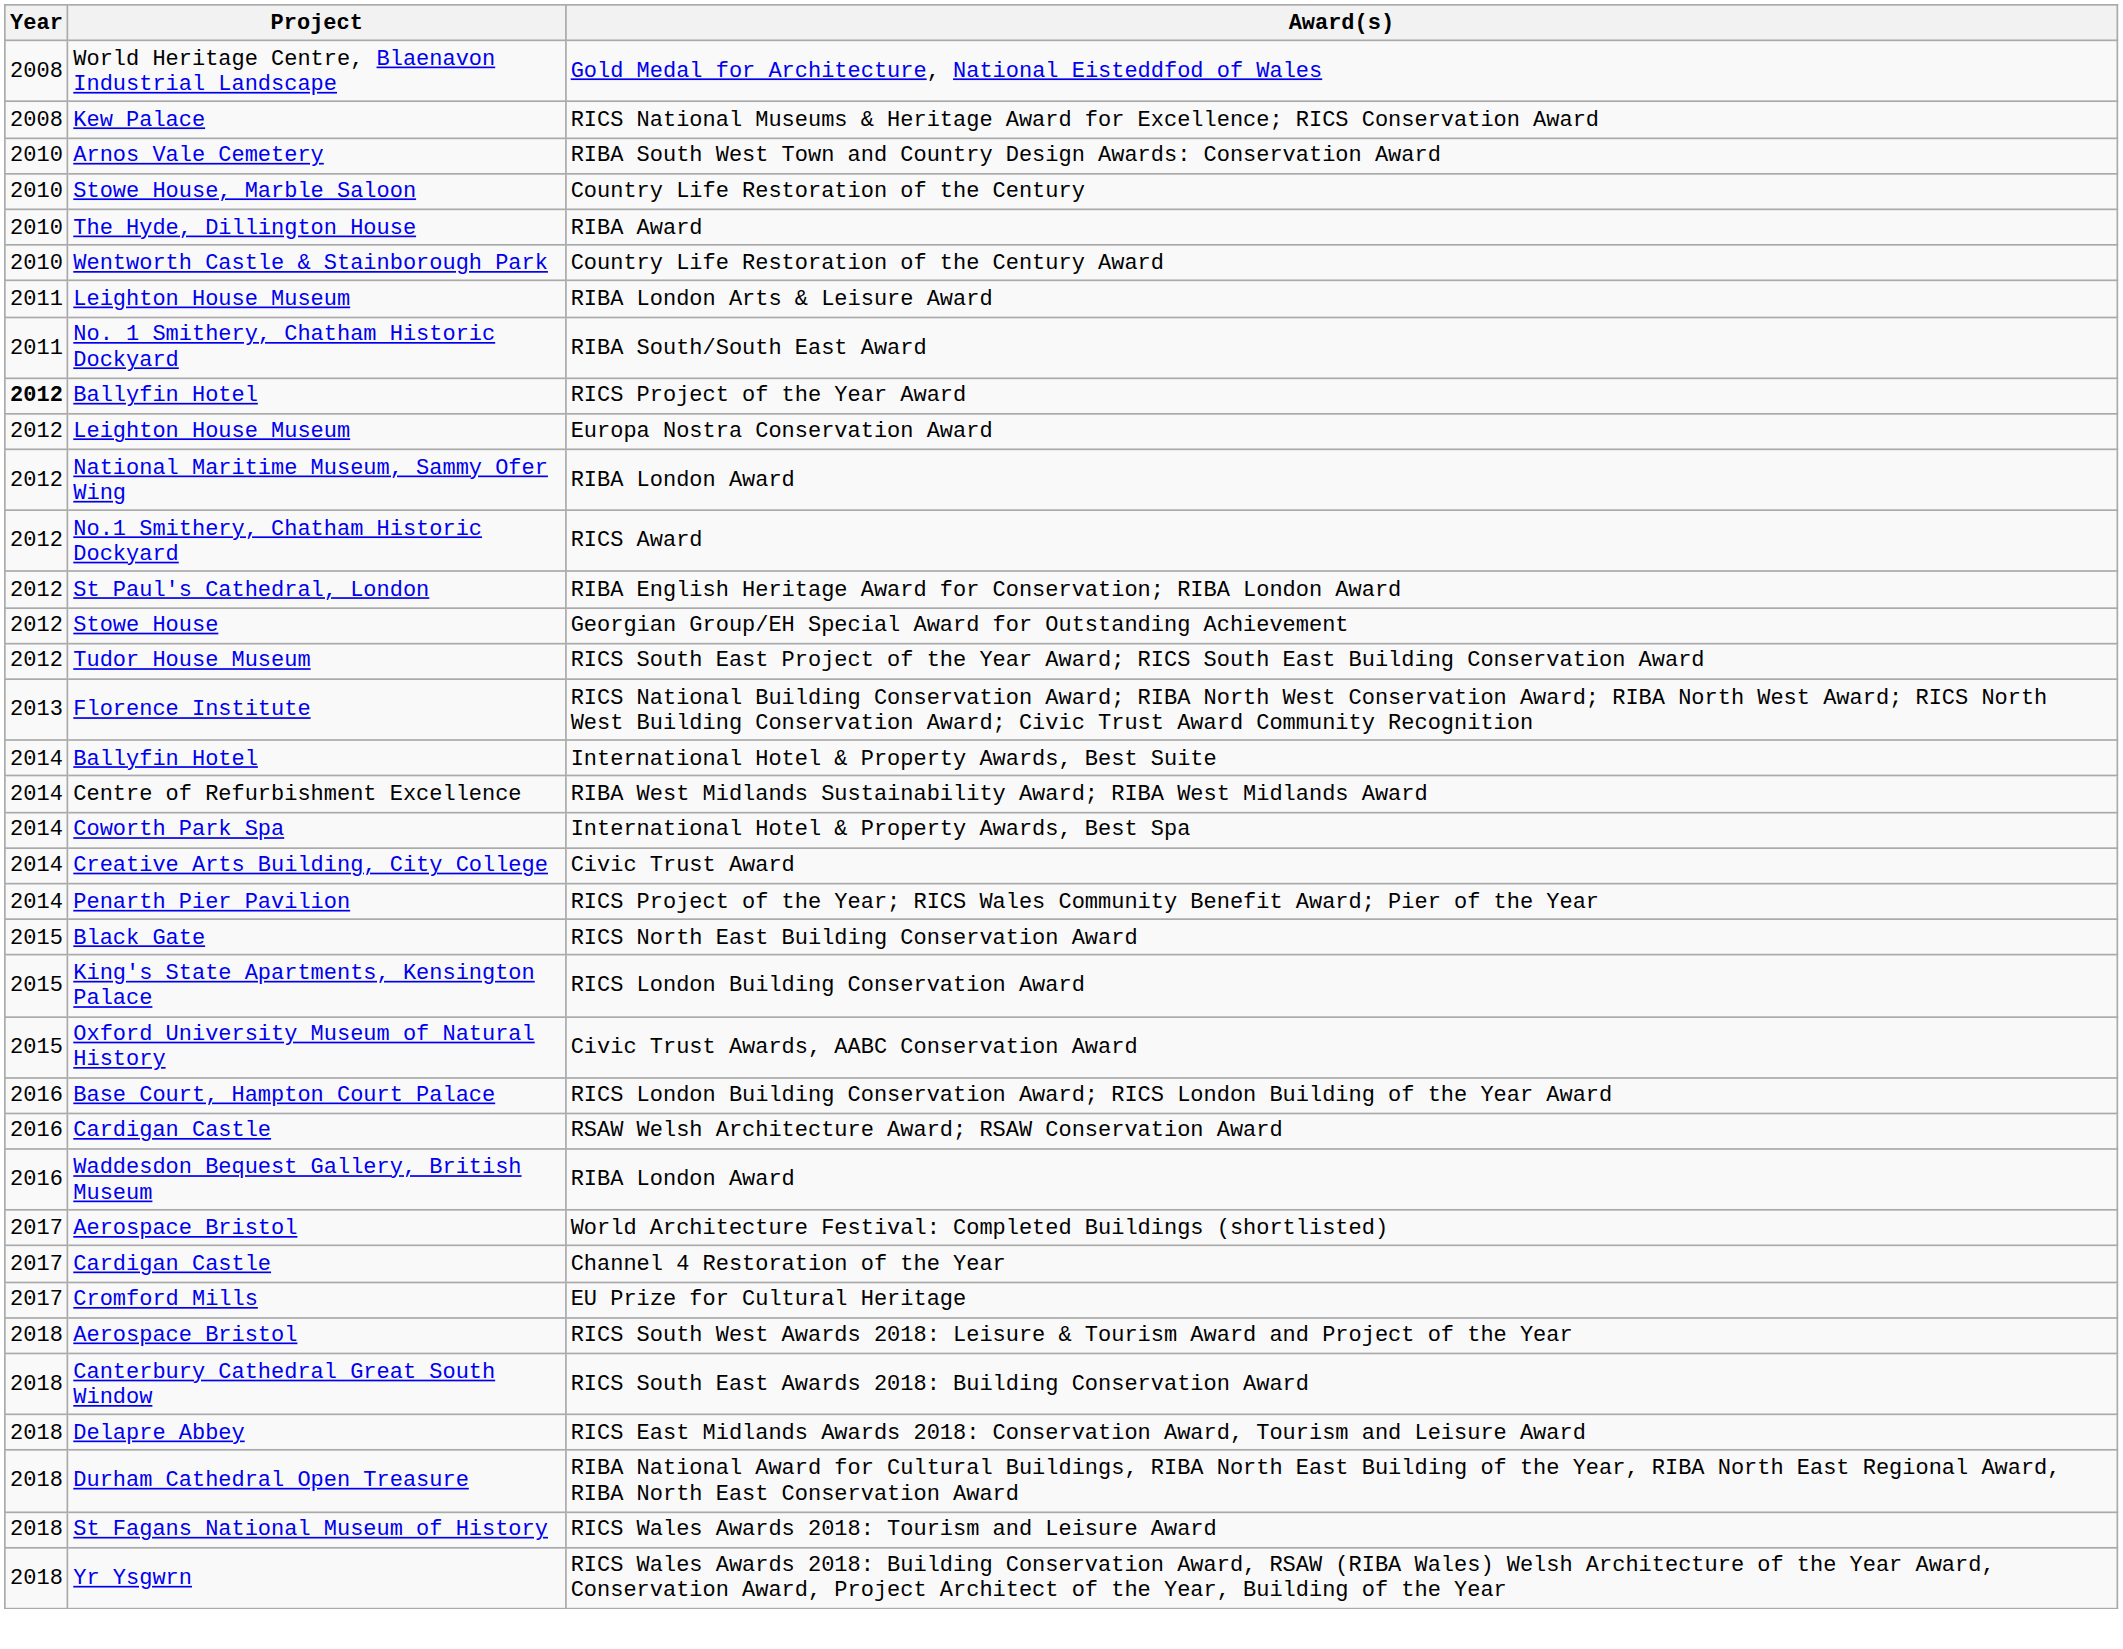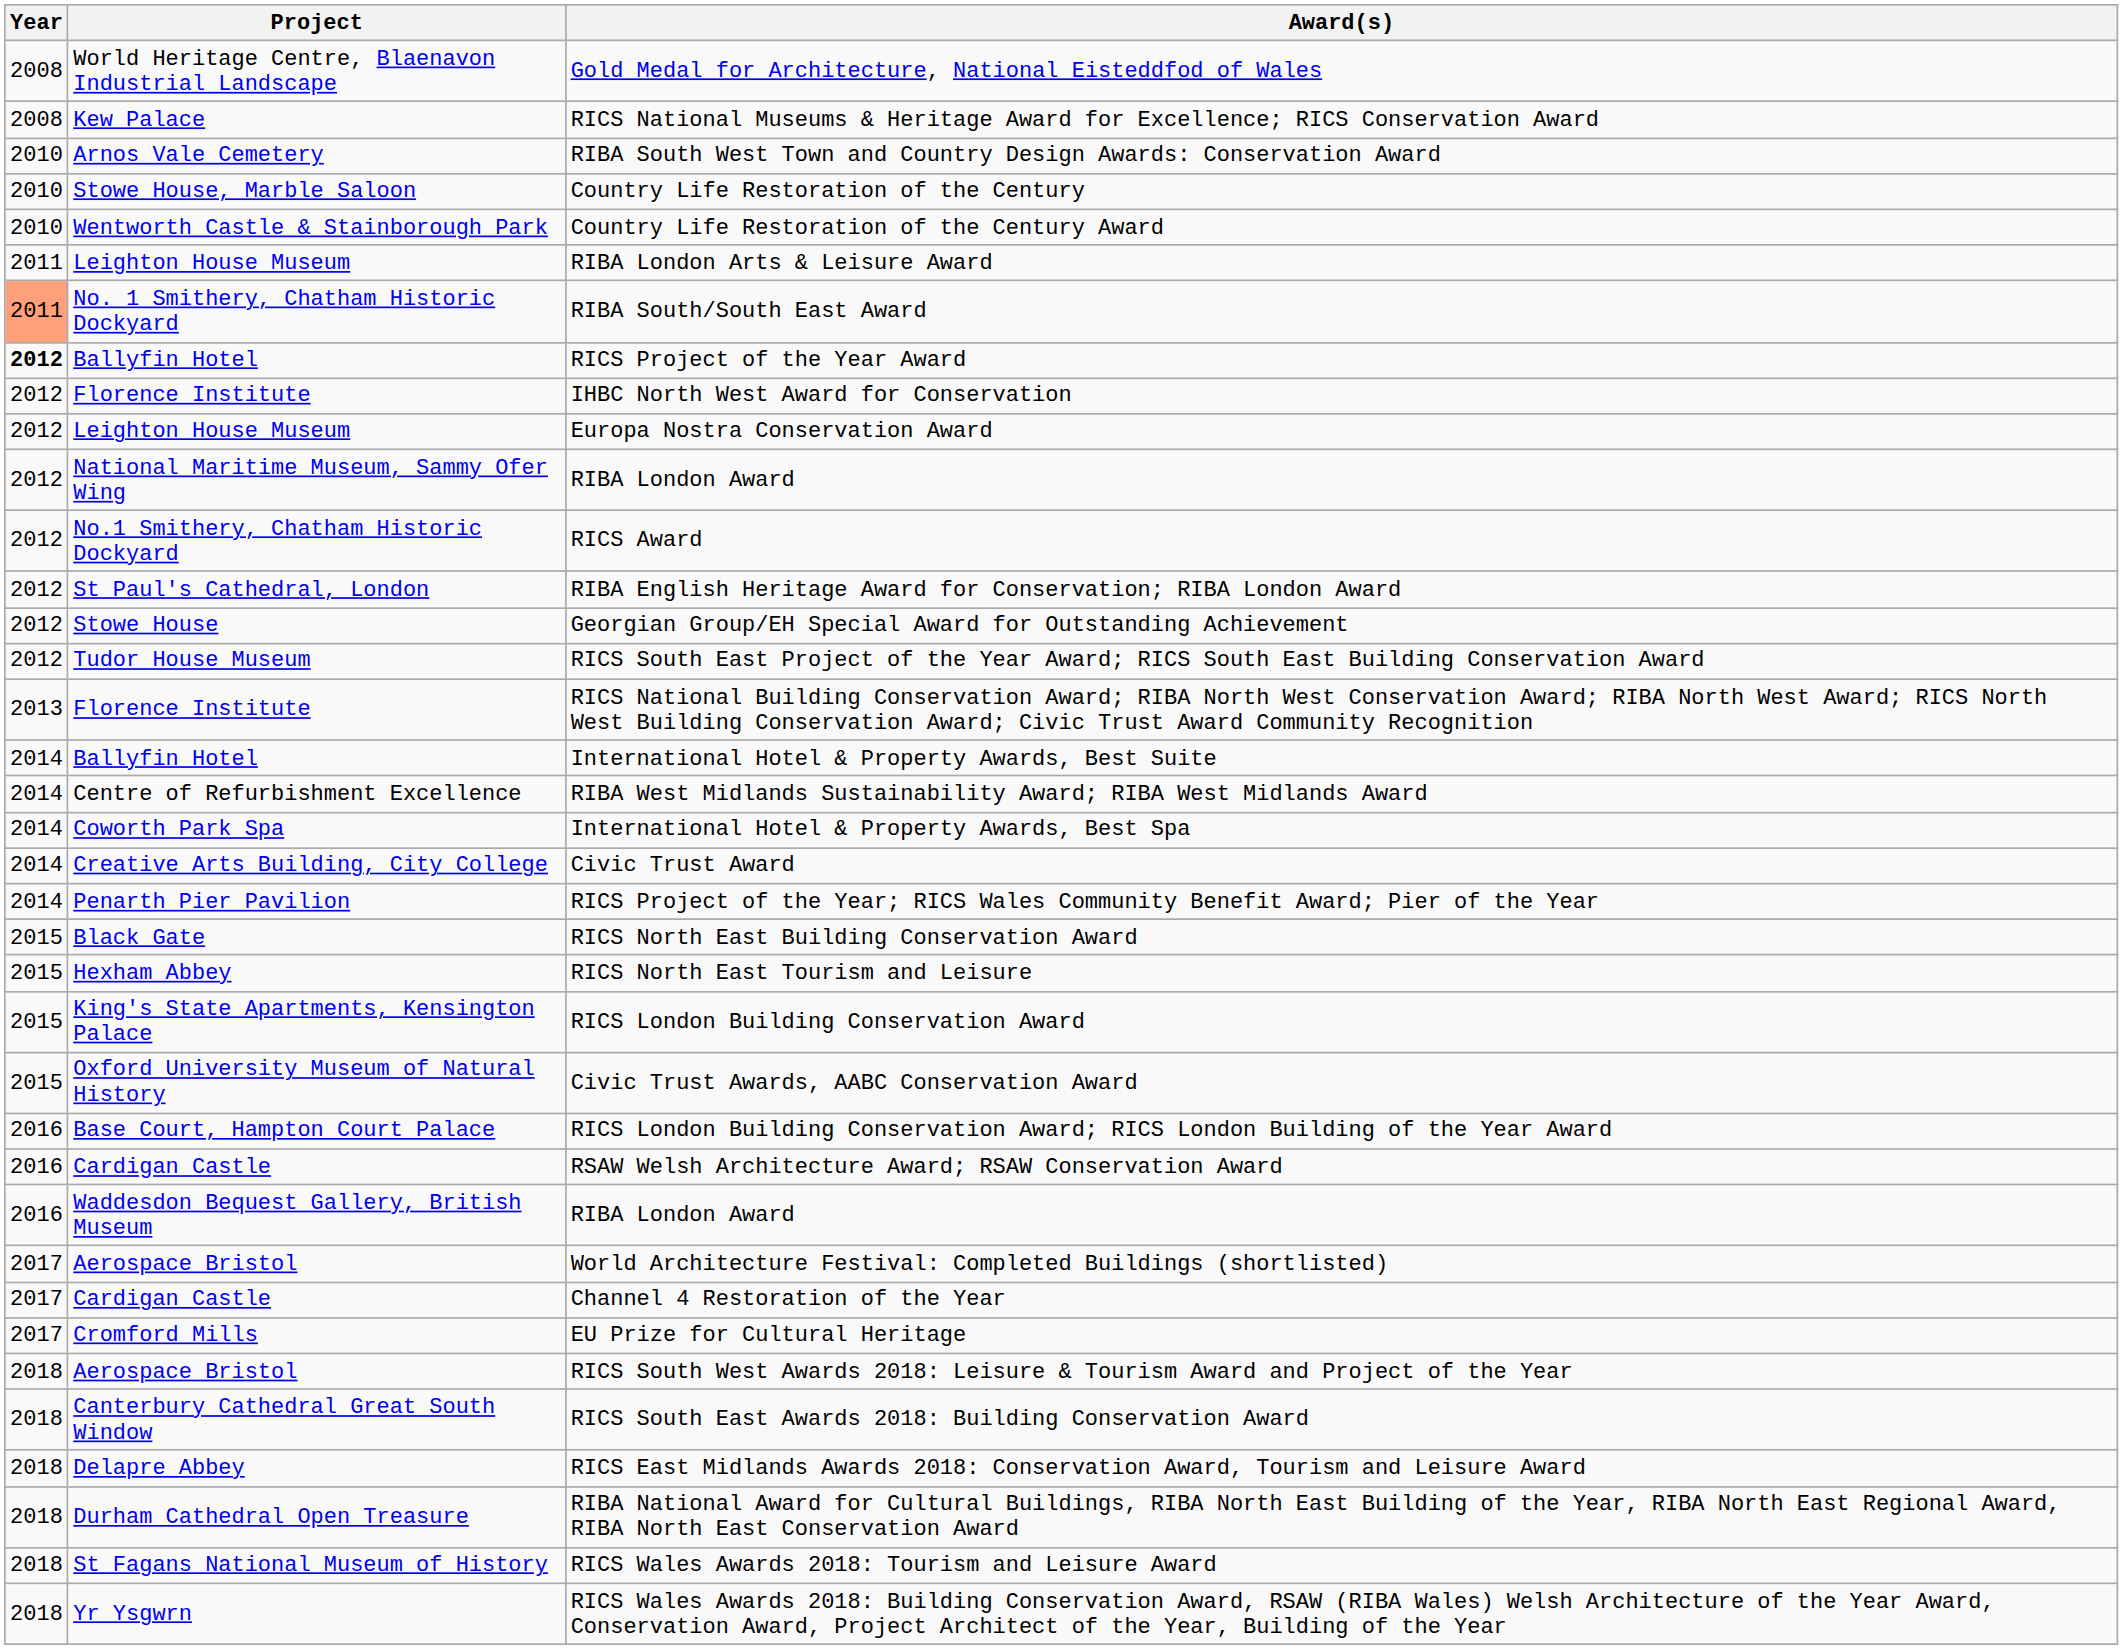- row: (245, 227)
(36, 347) no background -> (36, 311) lightsalmon background
+ row: (192, 396)
+ row: (152, 973)
